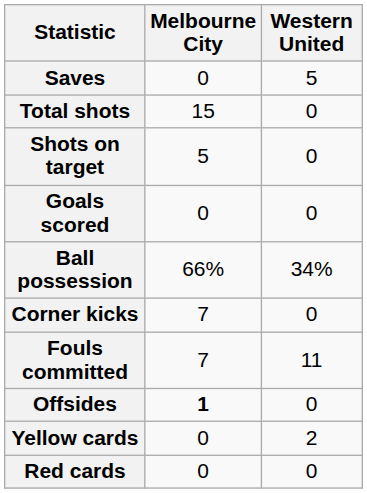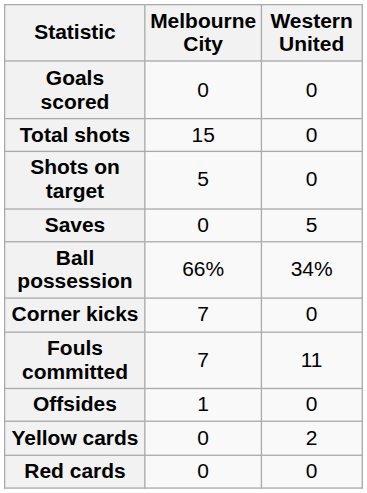rows swapped: (75, 213) <-> (75, 77)
(203, 404) bold -> (203, 404) normal
